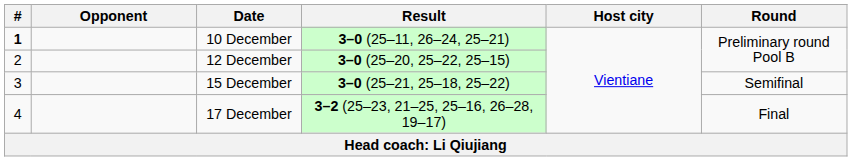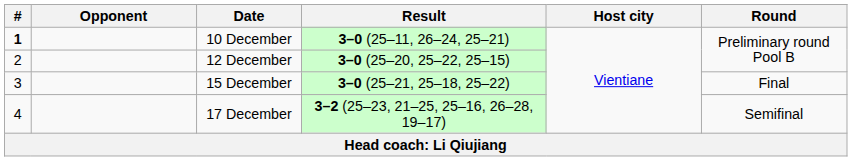(774, 84) Semifinal -> (774, 84) Final
(774, 114) Final -> (774, 114) Semifinal
